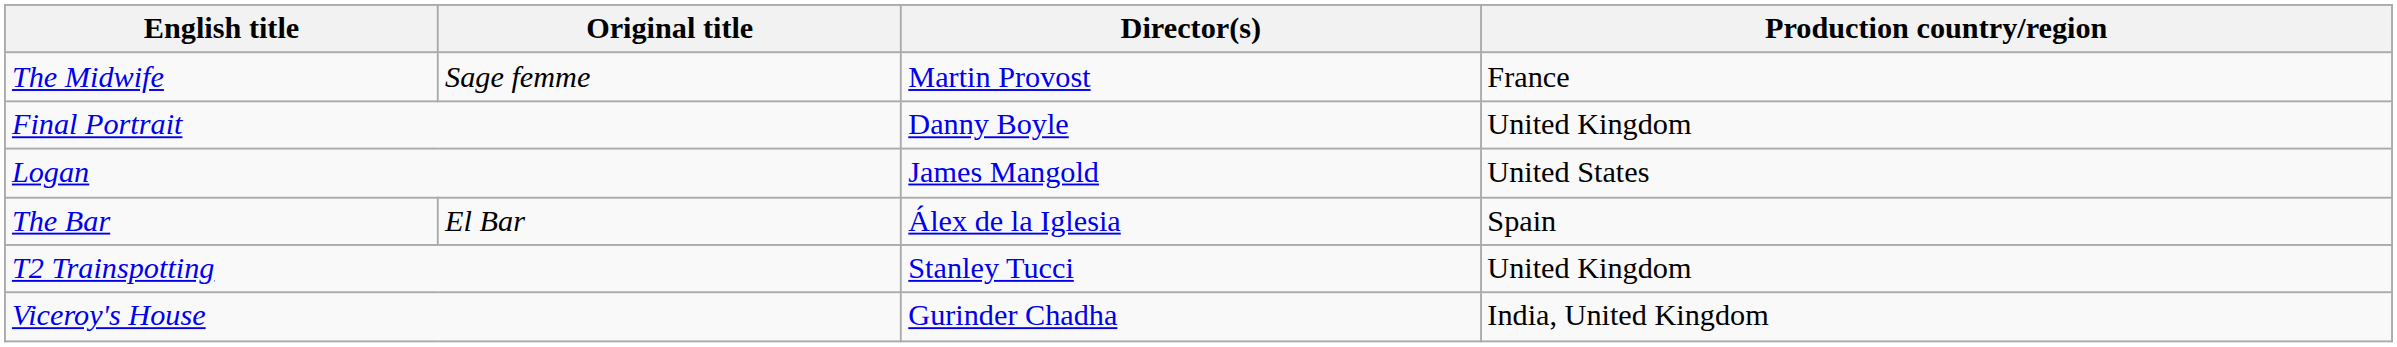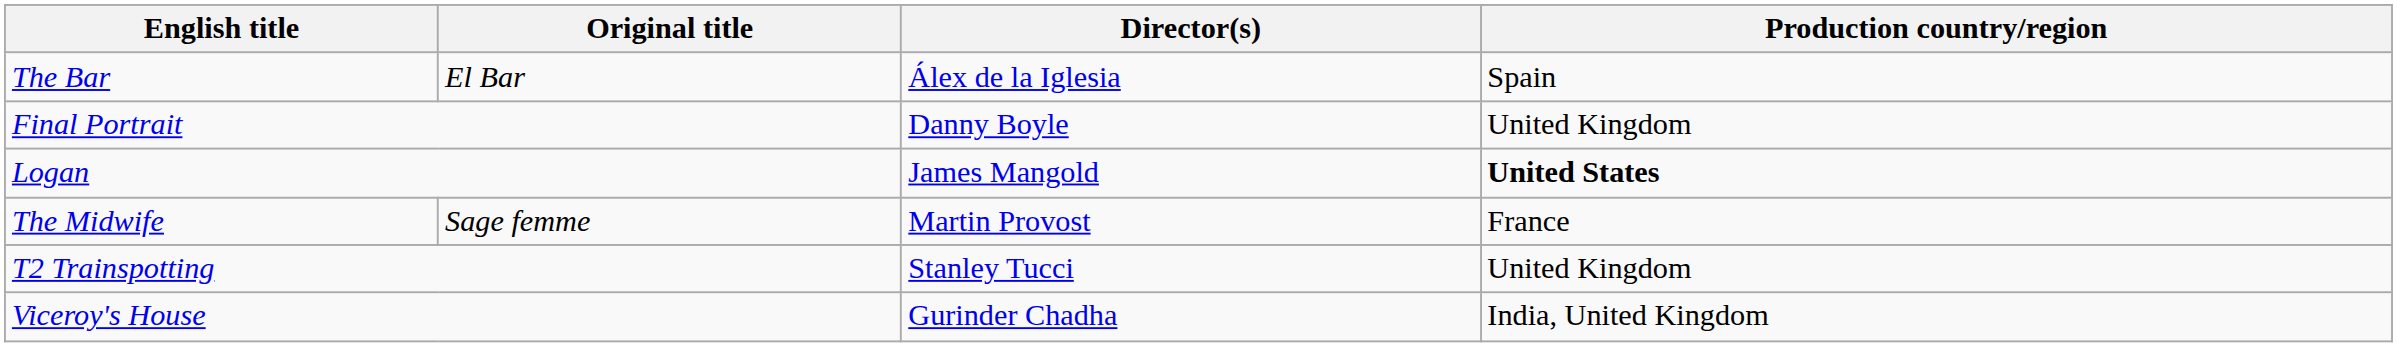rows swapped: (61, 220) <-> (88, 76)
(1568, 172) normal -> (1573, 172) bold
